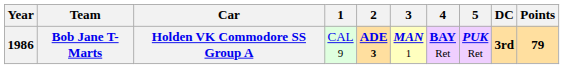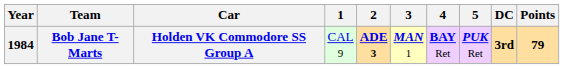(21, 45) 1986 -> (21, 45) 1984
